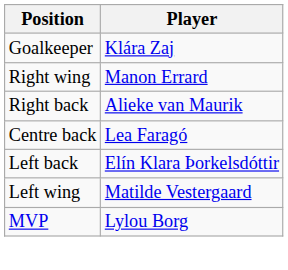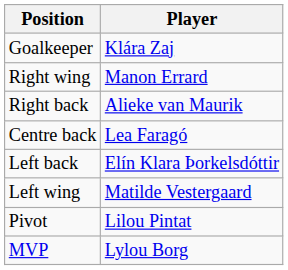+ row: (28, 221)
